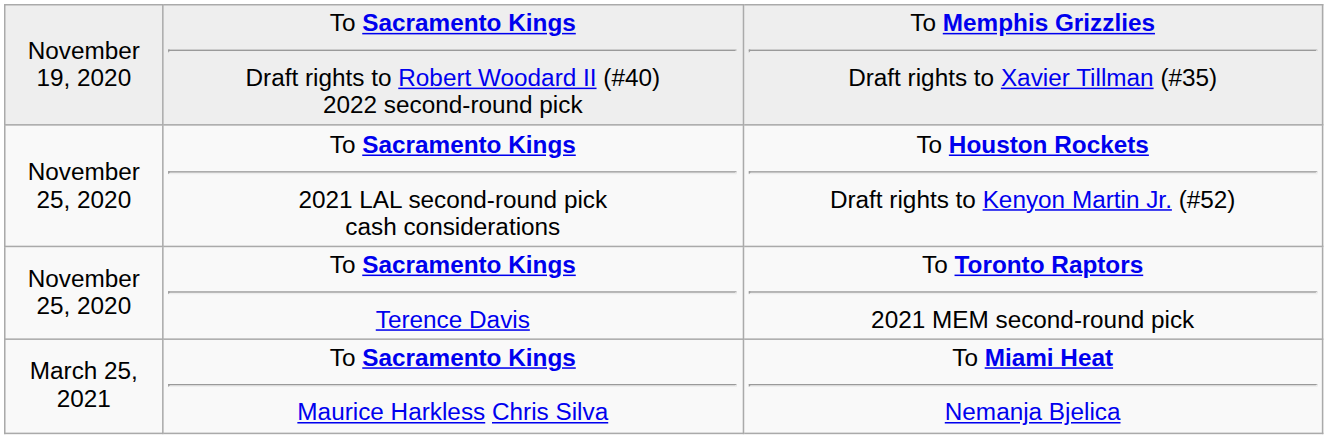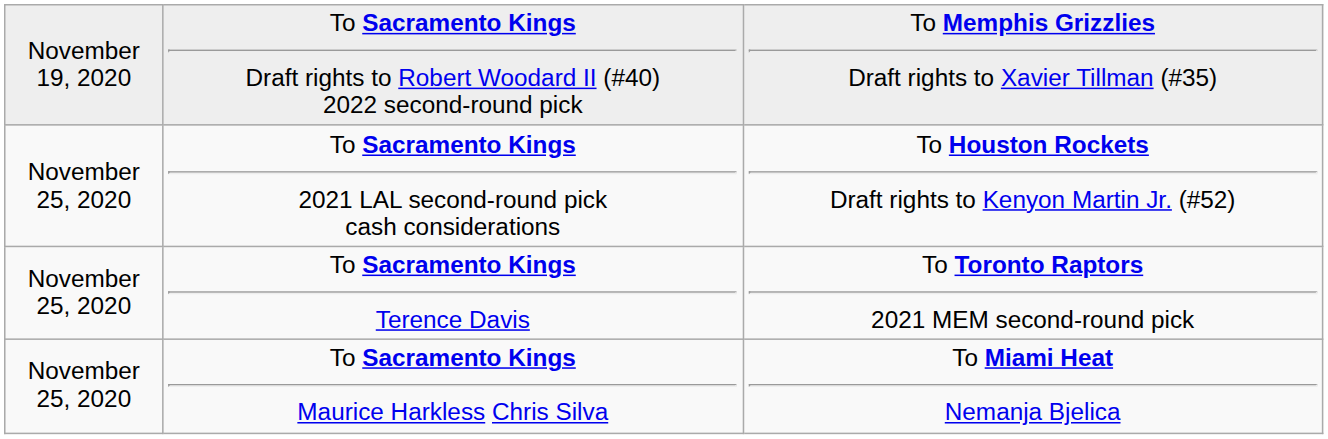(84, 385) March 25, 2021 -> (84, 385) November 25, 2020
